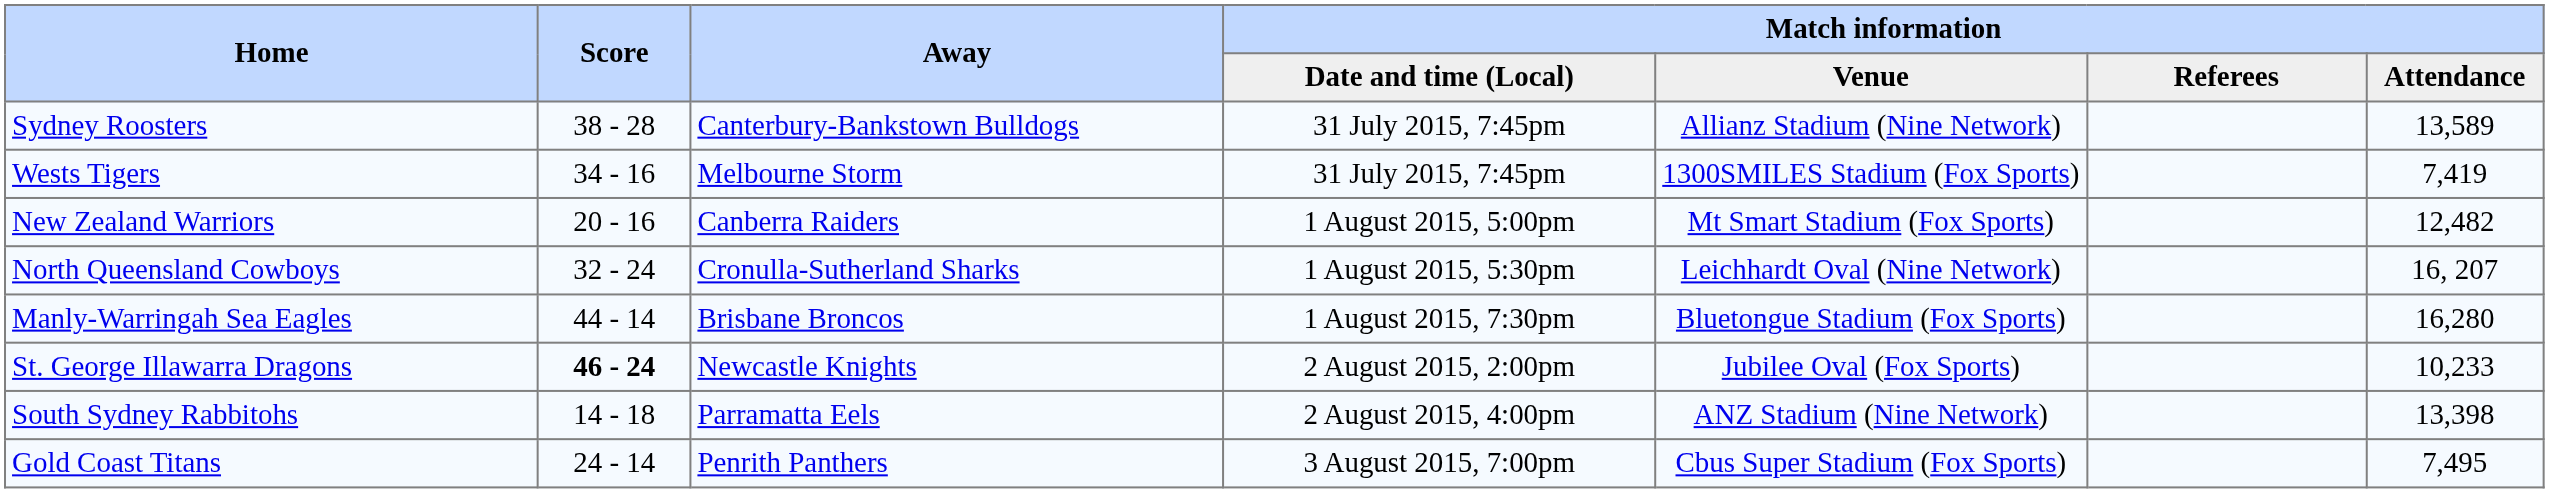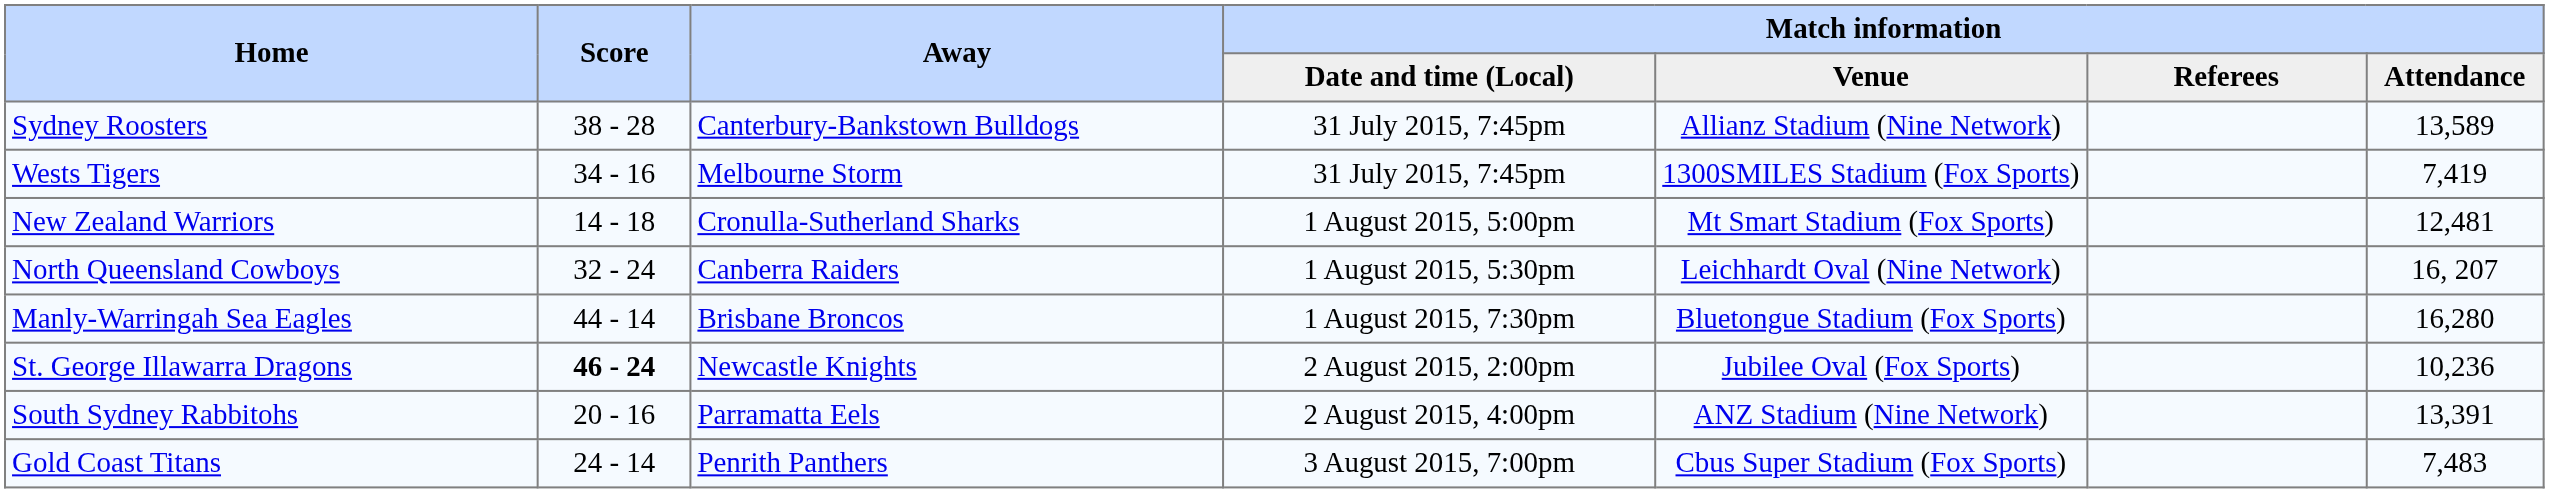(614, 221) 20 - 16 -> (614, 221) 14 - 18
(798, 221) Canberra Raiders -> (859, 221) Cronulla-Sutherland Sharks
(2455, 221) 12,482 -> (2455, 221) 12,481
(859, 269) Cronulla-Sutherland Sharks -> (798, 269) Canberra Raiders
(2455, 366) 10,233 -> (2455, 366) 10,236
(614, 414) 14 - 18 -> (614, 414) 20 - 16
(2455, 414) 13,398 -> (2455, 414) 13,391
(2455, 462) 7,495 -> (2455, 462) 7,483
